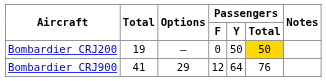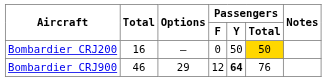(139, 50) 19 -> (139, 50) 16
(139, 68) 41 -> (139, 68) 46
(236, 68) normal -> (236, 68) bold
